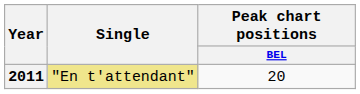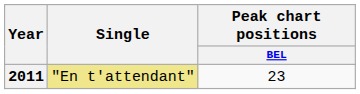(277, 77) 20 -> (277, 77) 23
